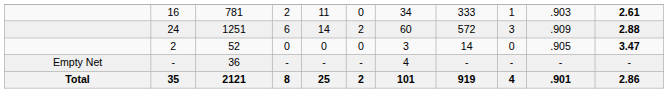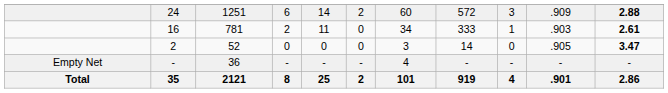rows swapped: (173, 12) <-> (173, 29)
